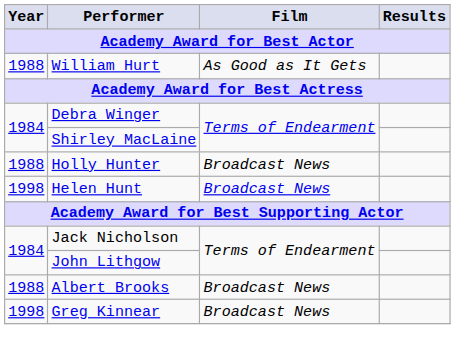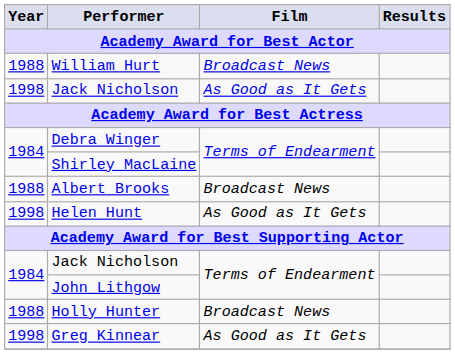(285, 66) As Good as It Gets -> (267, 66) Broadcast News
+ row: (26, 91)
rows swapped: (26, 164) <-> (26, 287)
(267, 189) Broadcast News -> (285, 213) As Good as It Gets
(267, 312) Broadcast News -> (285, 336) As Good as It Gets
